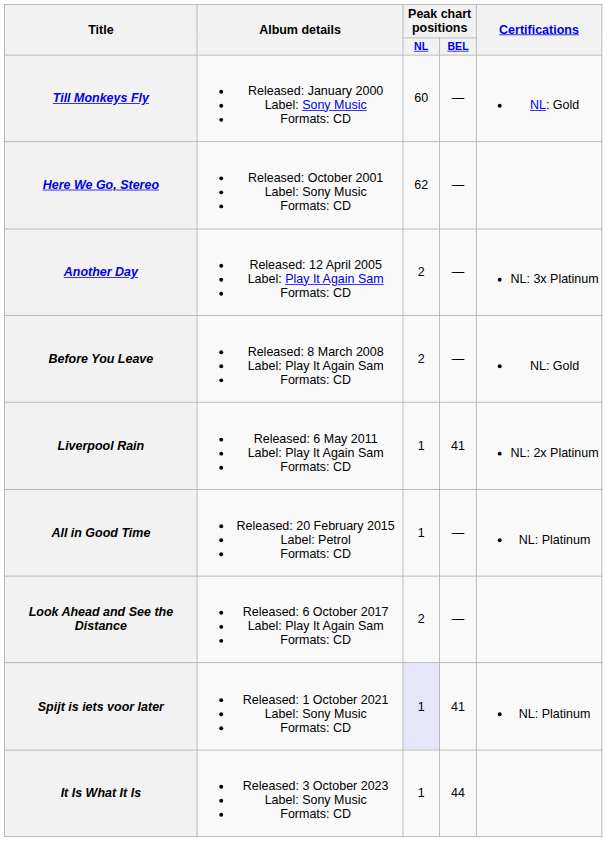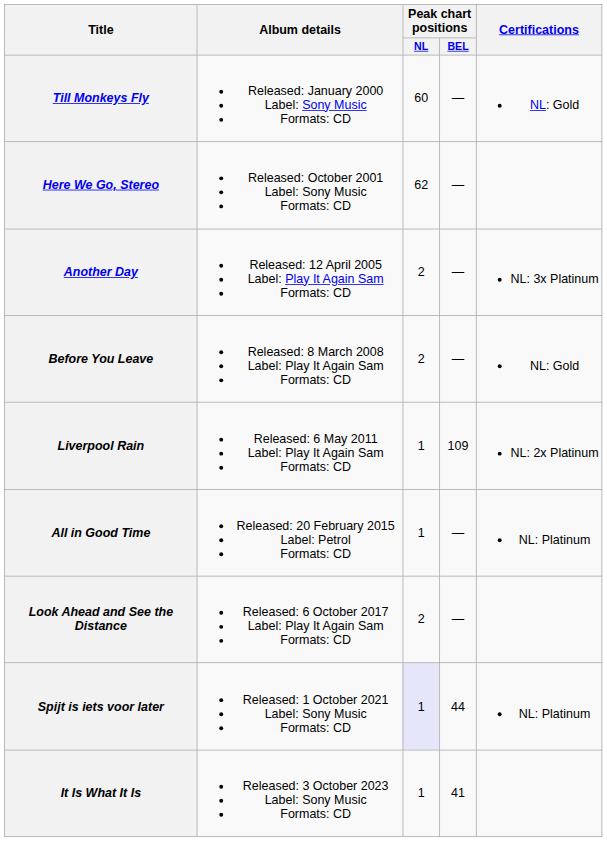(458, 445) 41 -> (458, 445) 109
(458, 706) 41 -> (458, 706) 44
(458, 793) 44 -> (458, 793) 41
